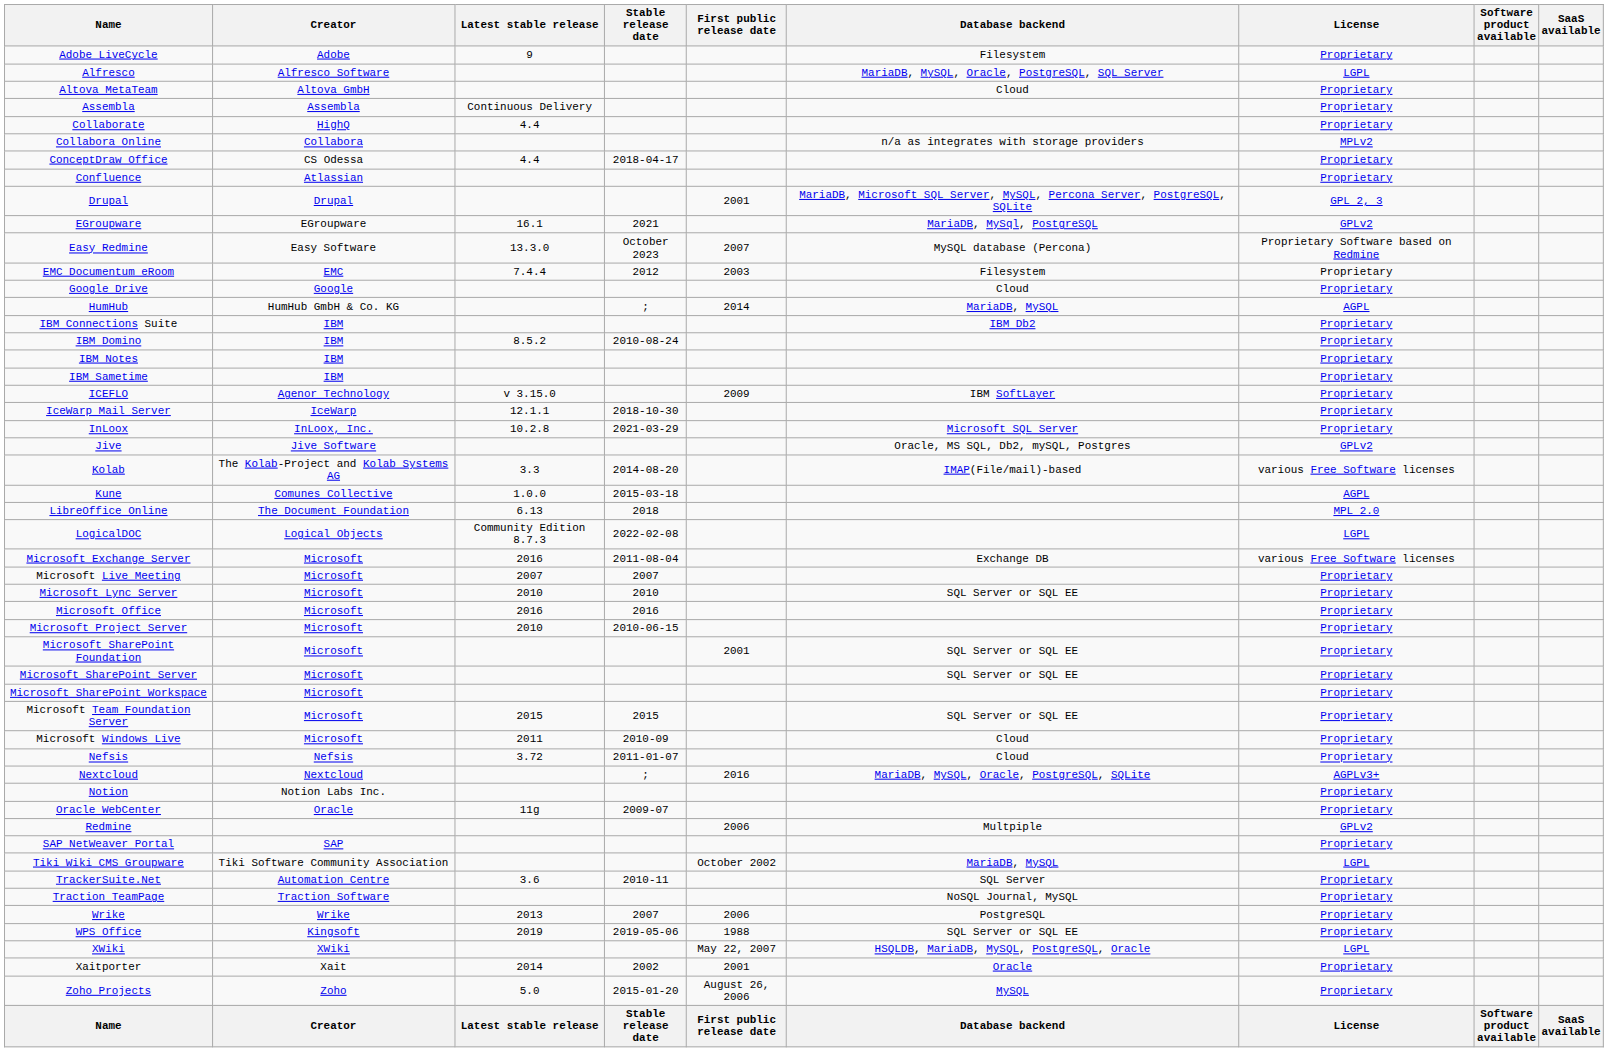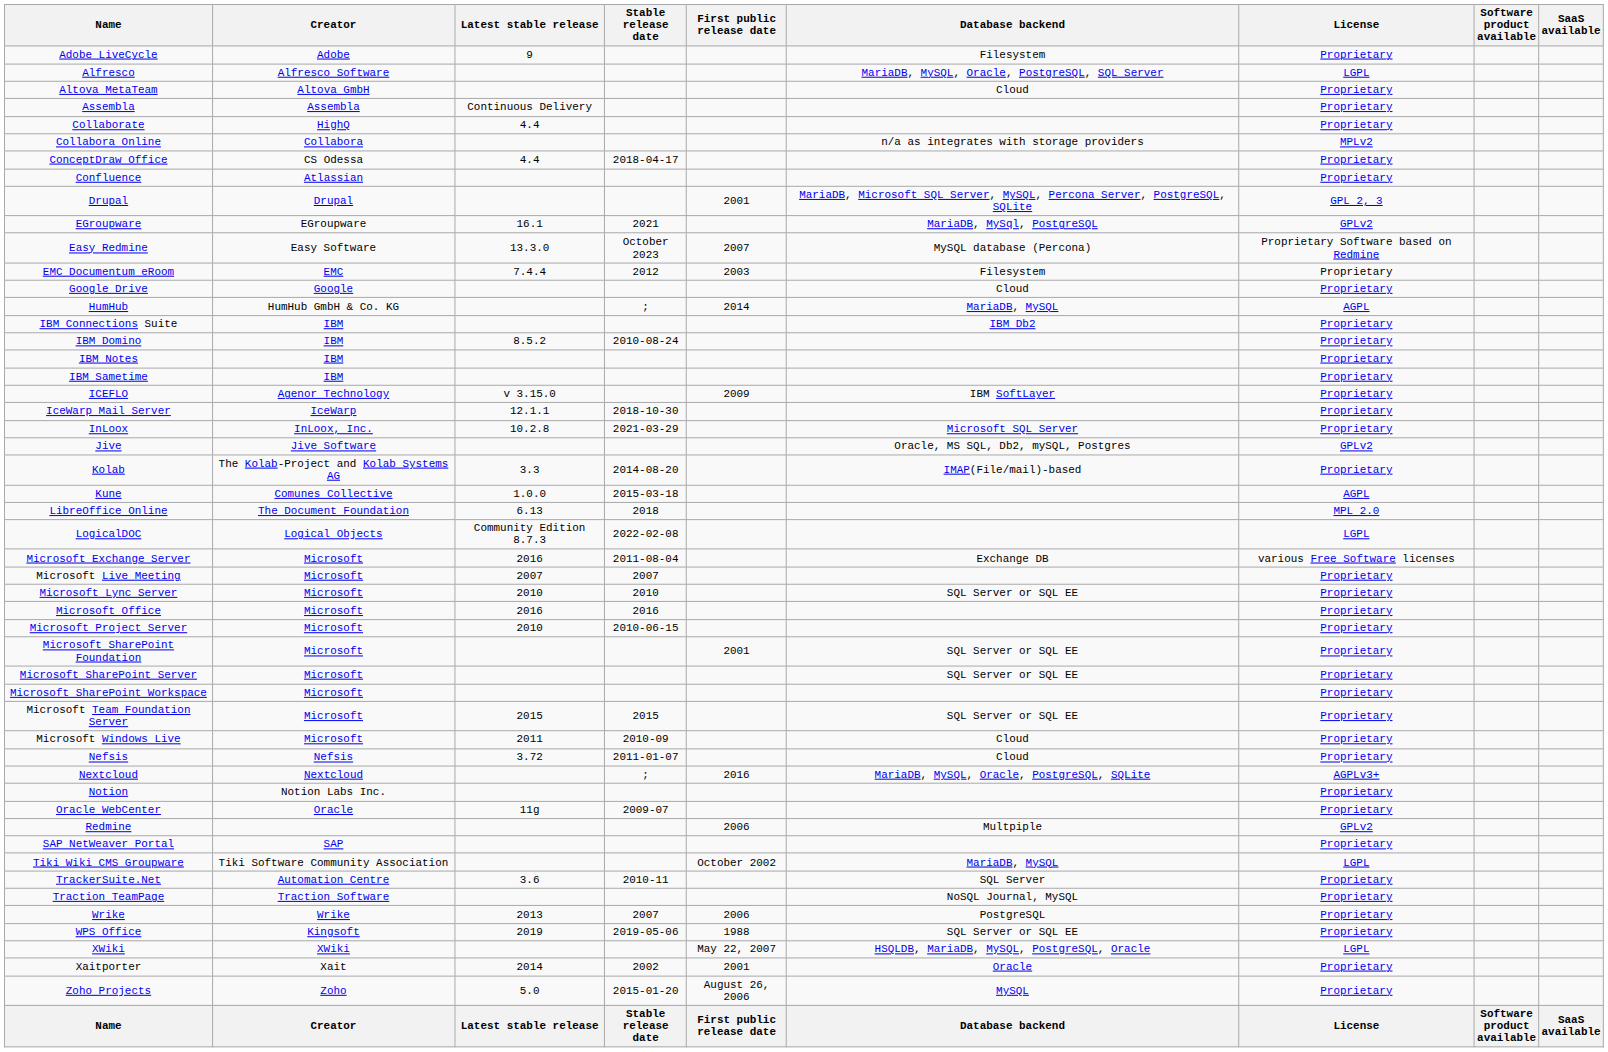(1356, 470) various Free Software licenses -> (1356, 470) Proprietary
